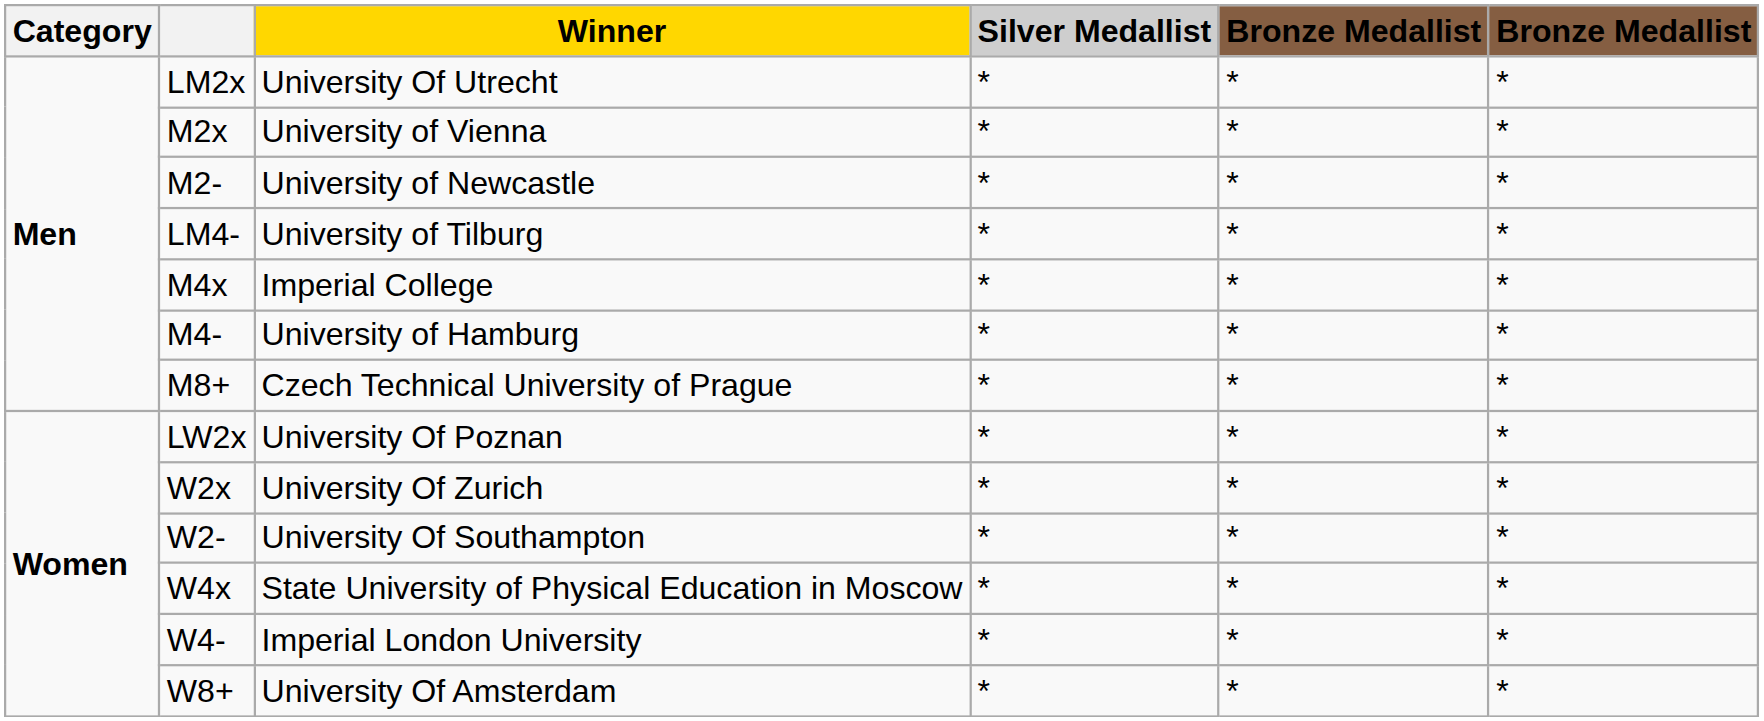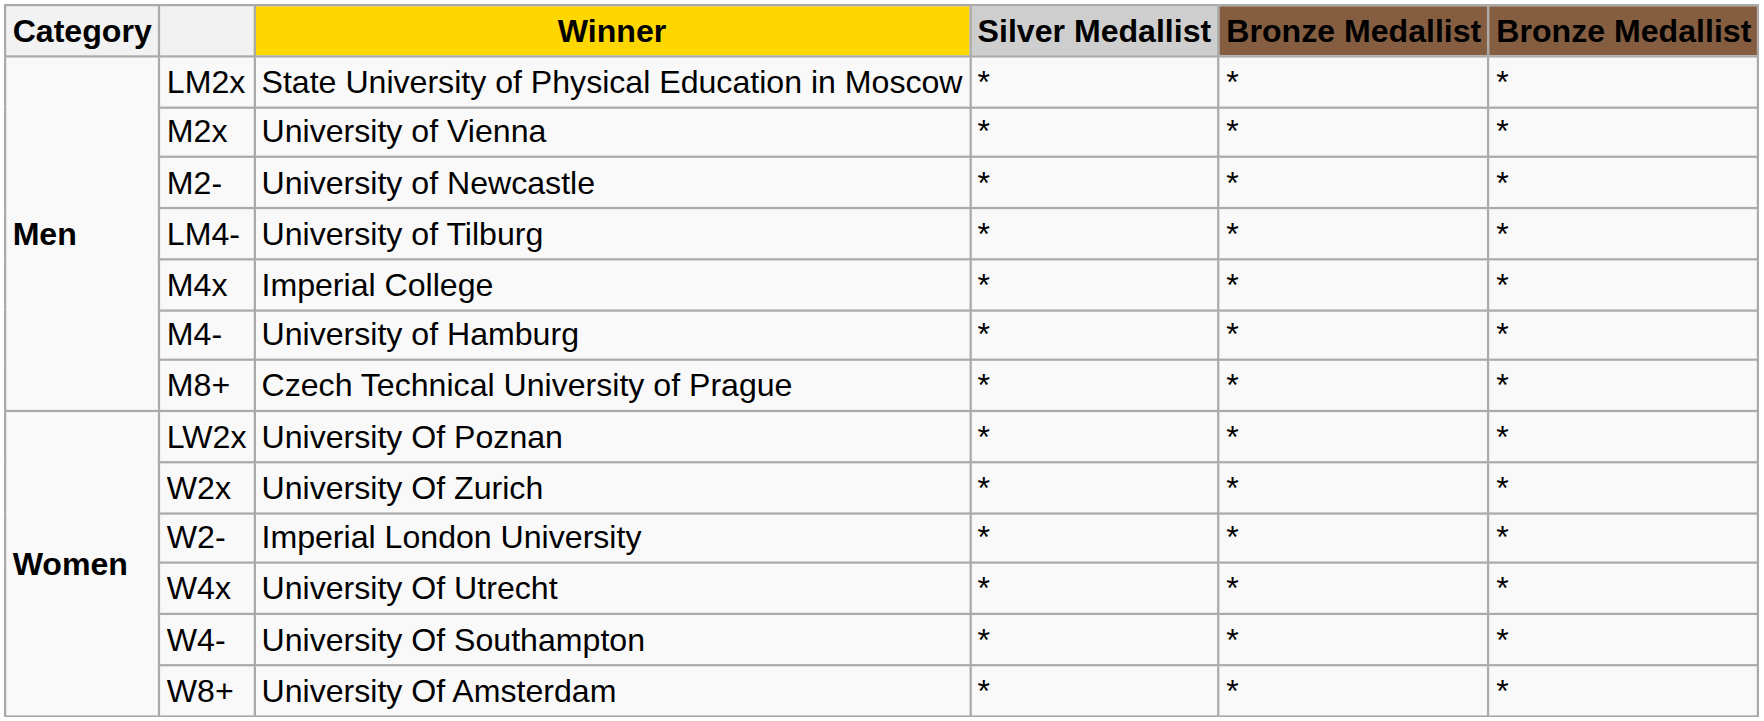(410, 82) University Of Utrecht -> (612, 82) State University of Physical Education in Moscow
(453, 538) University Of Southampton -> (451, 538) Imperial London University
(612, 589) State University of Physical Education in Moscow -> (410, 589) University Of Utrecht
(451, 640) Imperial London University -> (453, 640) University Of Southampton
